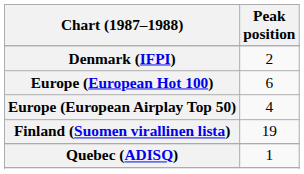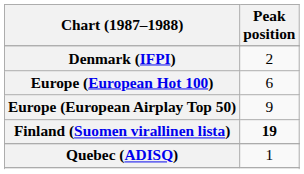(269, 107) 4 -> (269, 107) 9
(269, 131) normal -> (269, 131) bold
